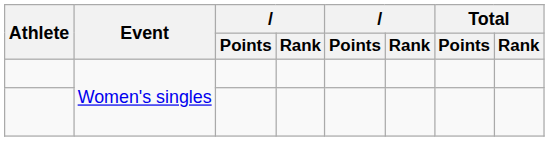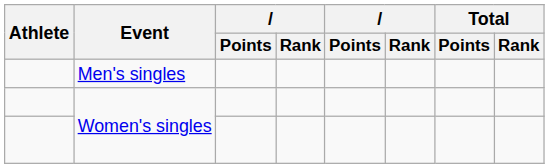+ row: (39, 74)
